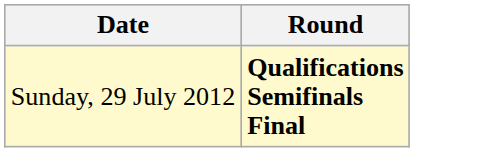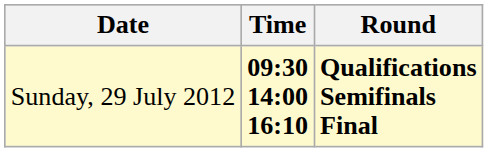+ column: (278, 25)
